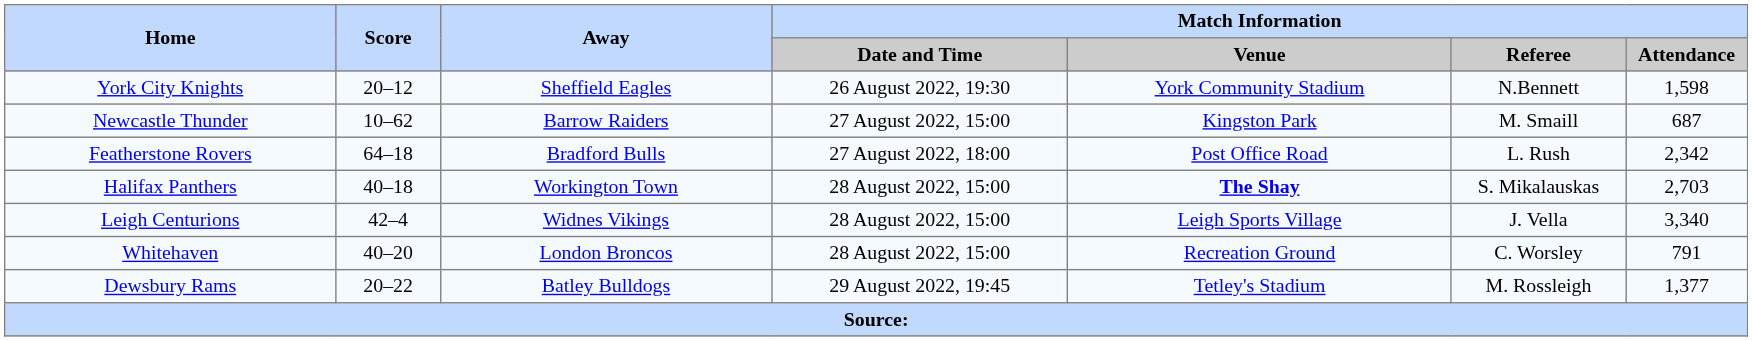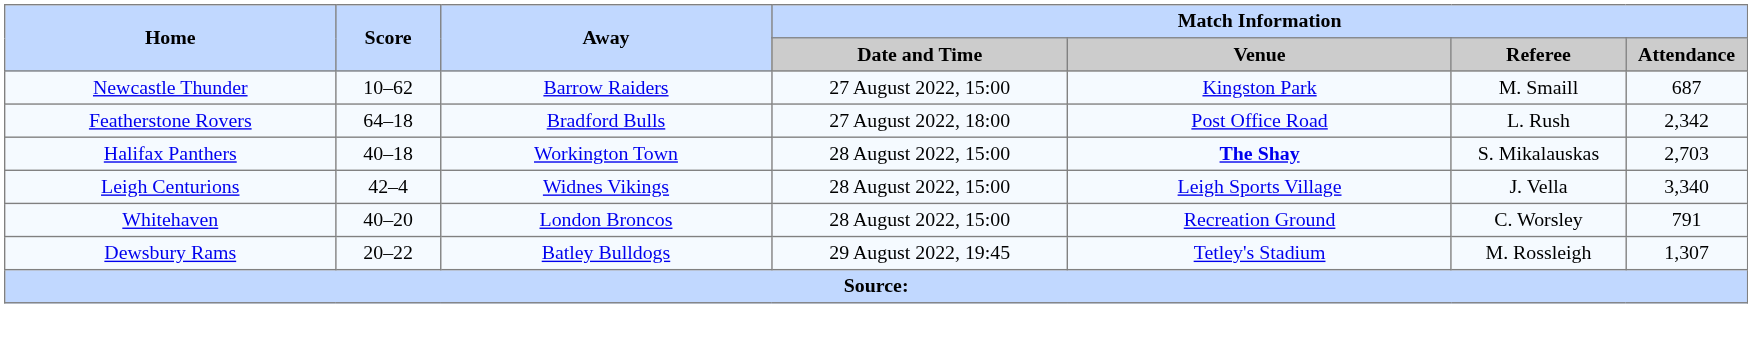- row: (170, 87)
(1687, 286) 1,377 -> (1687, 252) 1,307
